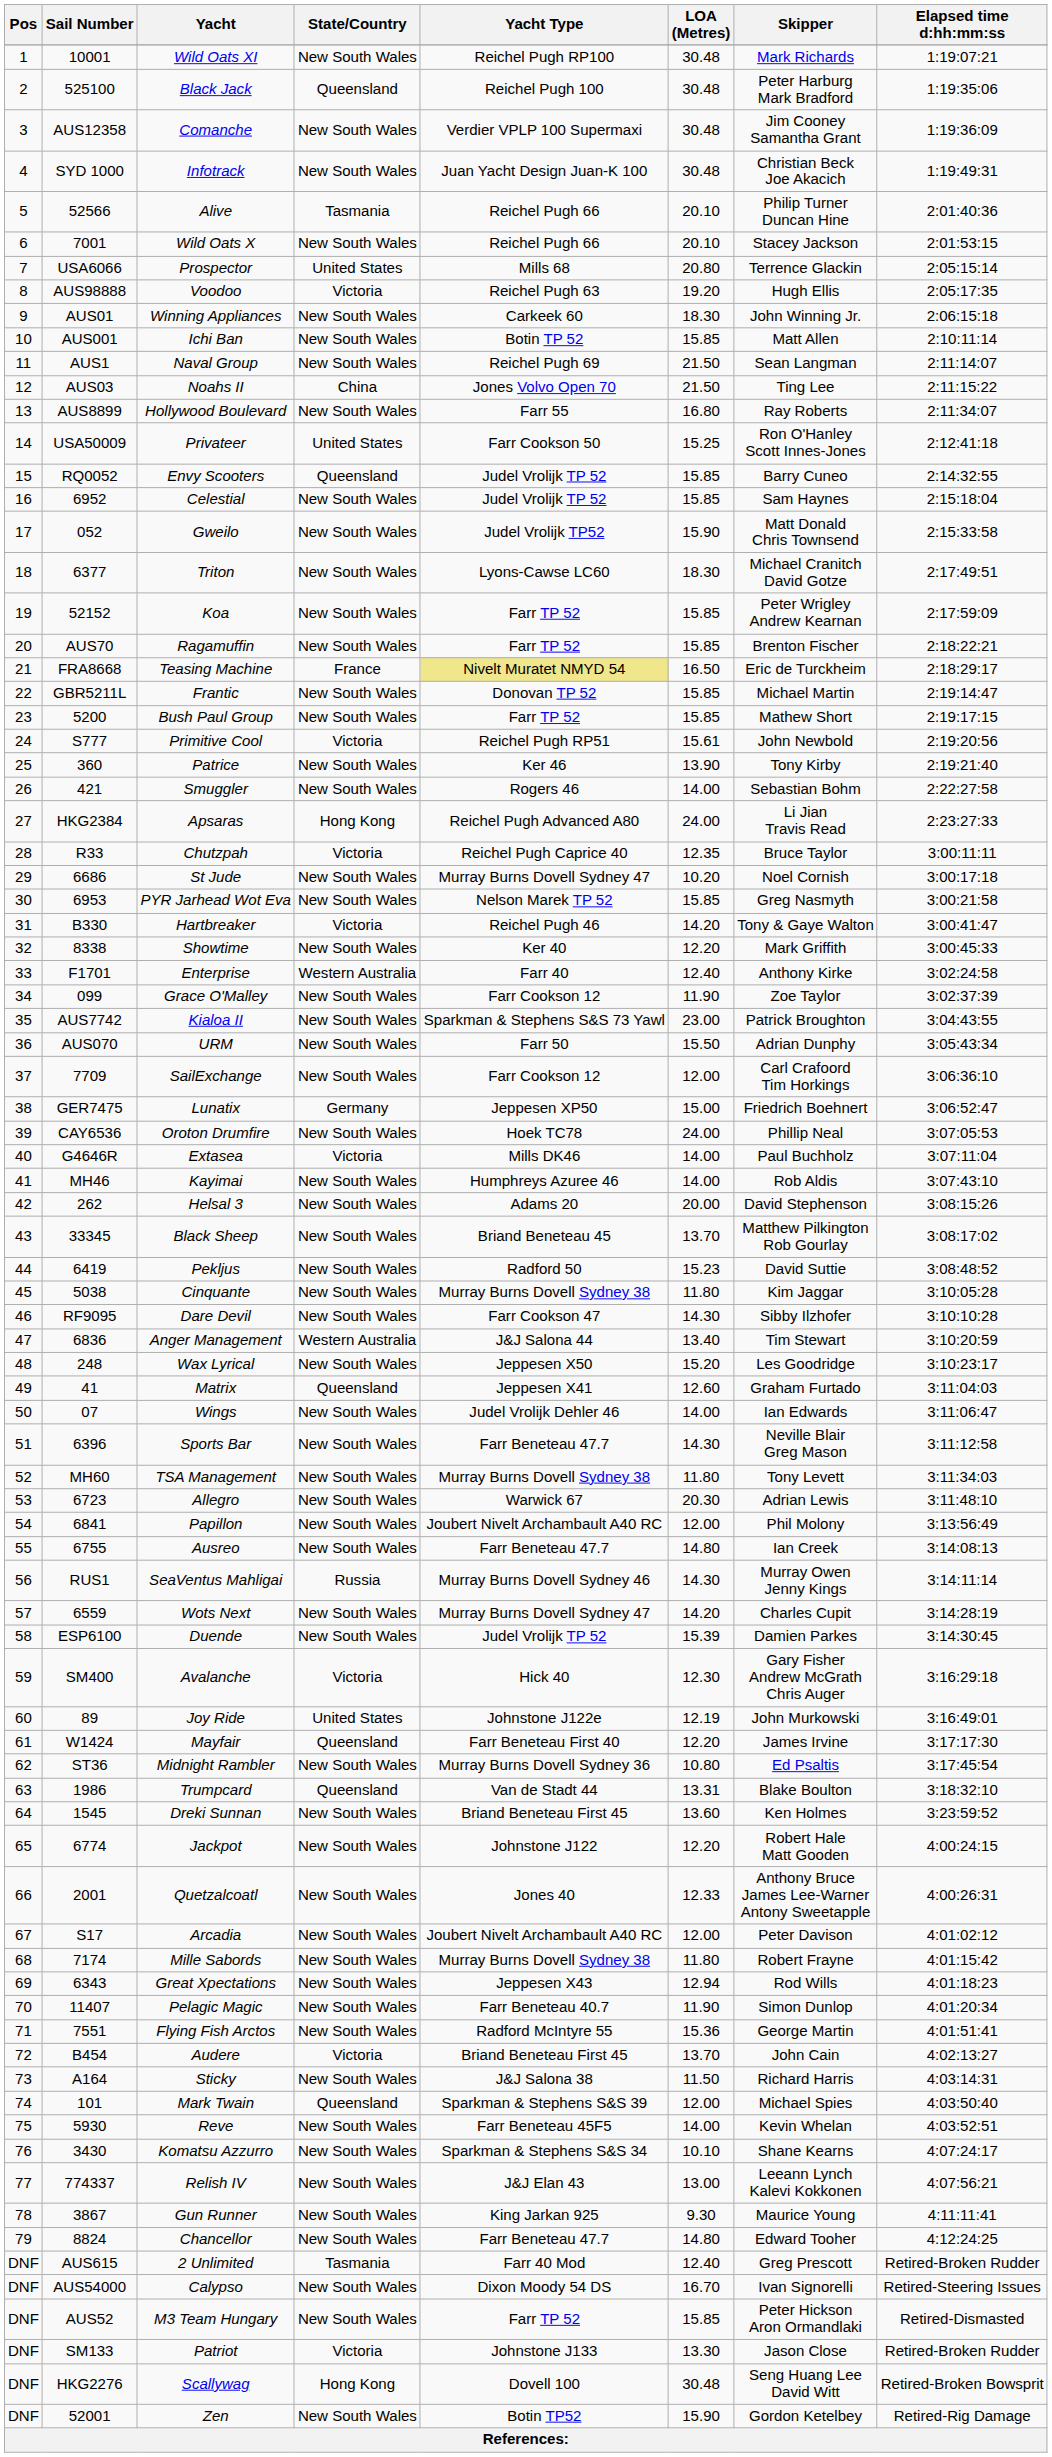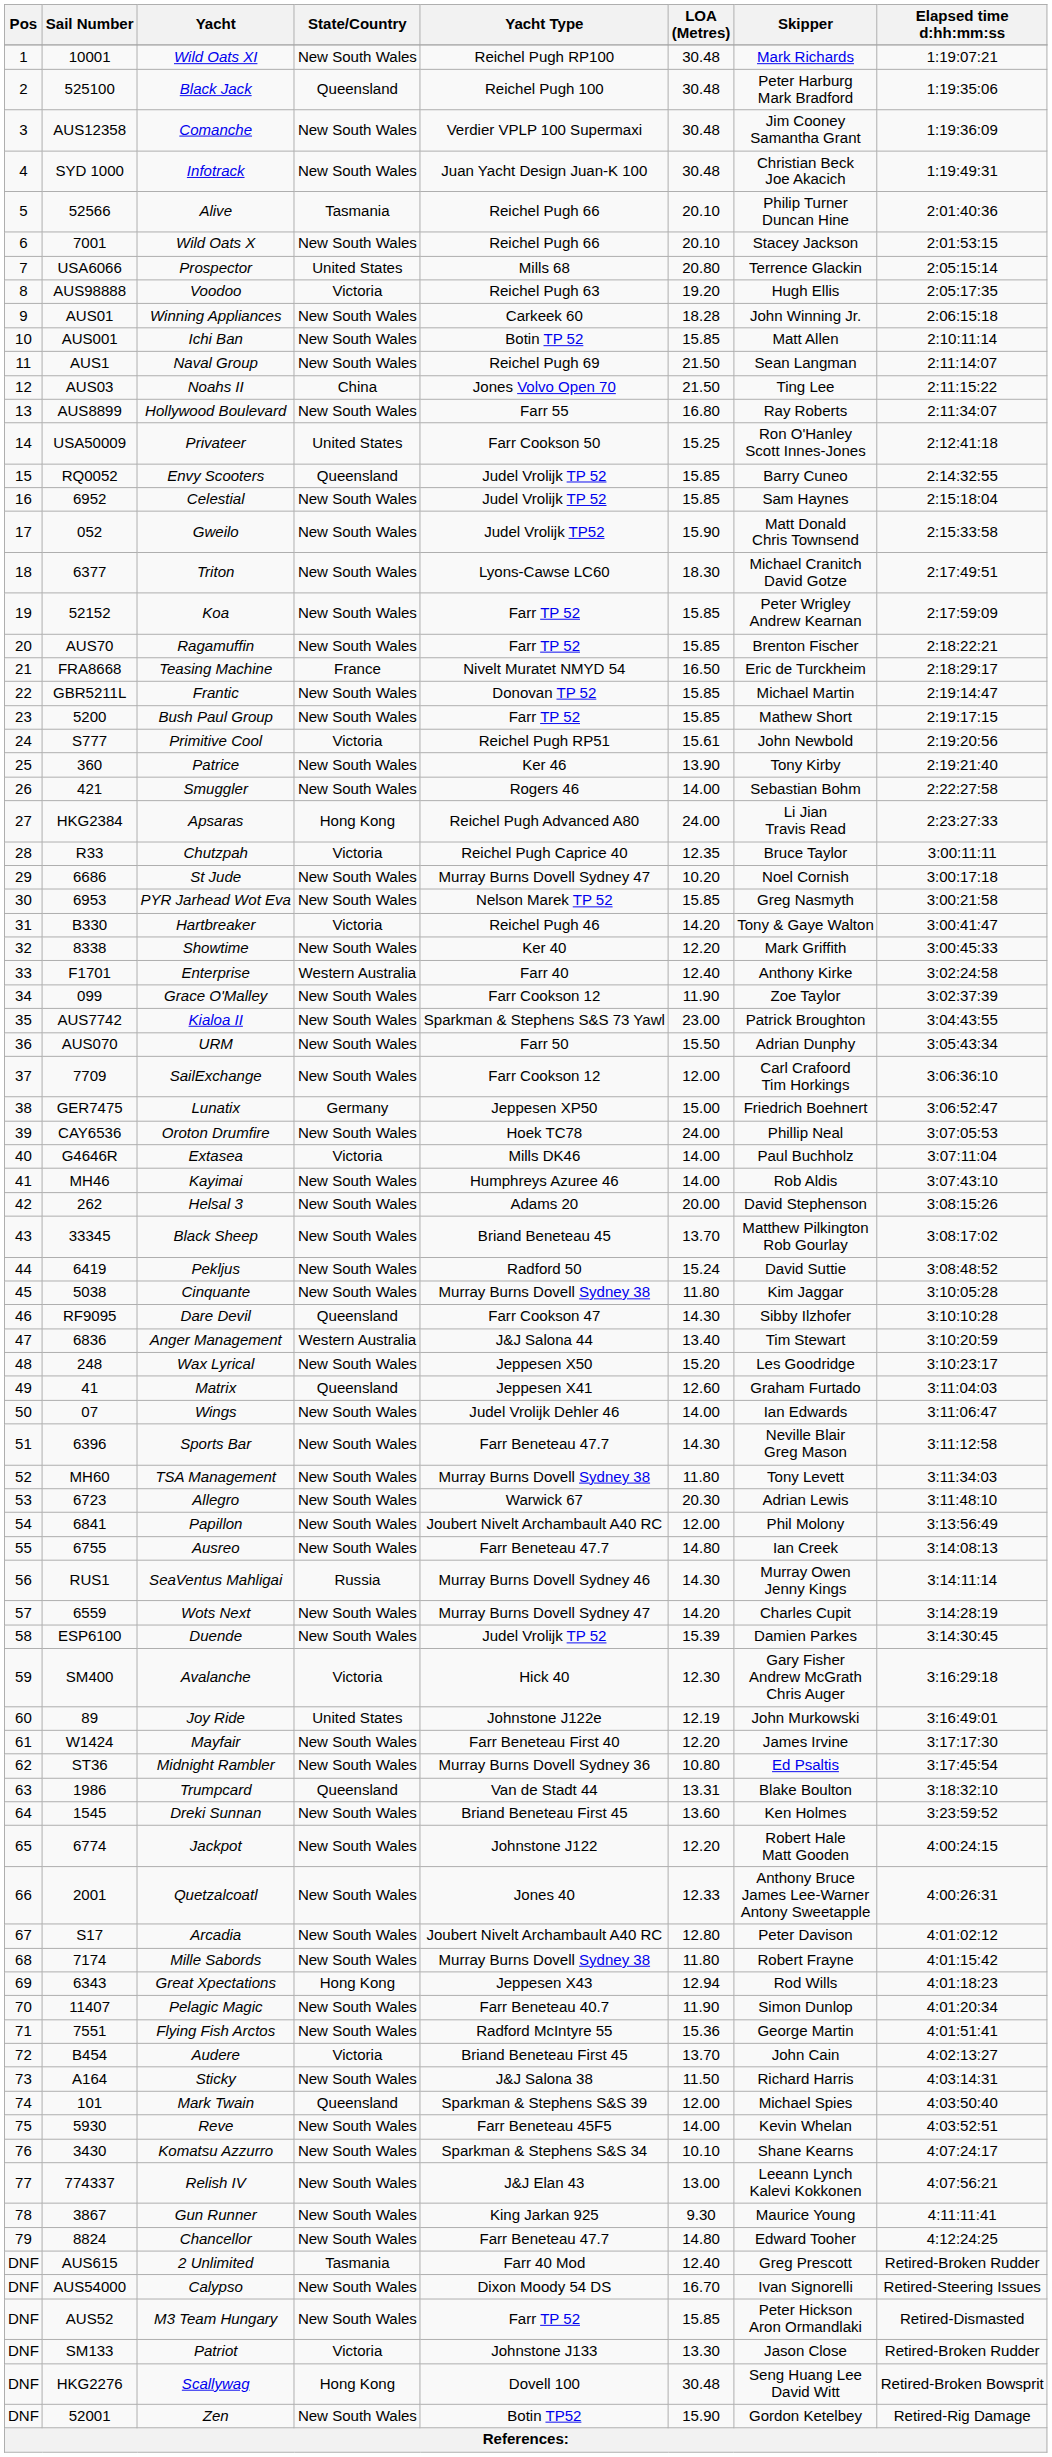(701, 315) 18.30 -> (701, 315) 18.28
(544, 669) khaki background -> (544, 669) no background
(701, 1268) 15.23 -> (701, 1268) 15.24
(357, 1316) New South Wales -> (357, 1316) Queensland
(357, 1742) Queensland -> (357, 1742) New South Wales
(701, 1936) 12.00 -> (701, 1936) 12.80
(357, 1983) New South Wales -> (357, 1983) Hong Kong
